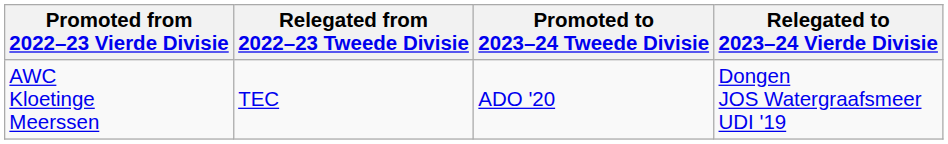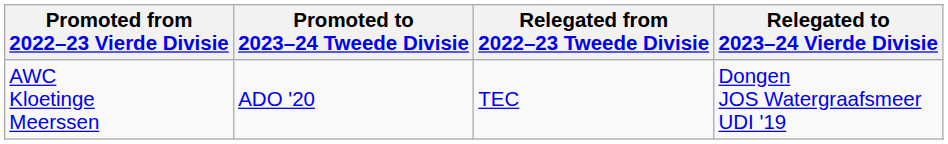columns swapped: (354, 32) <-> (594, 32)
